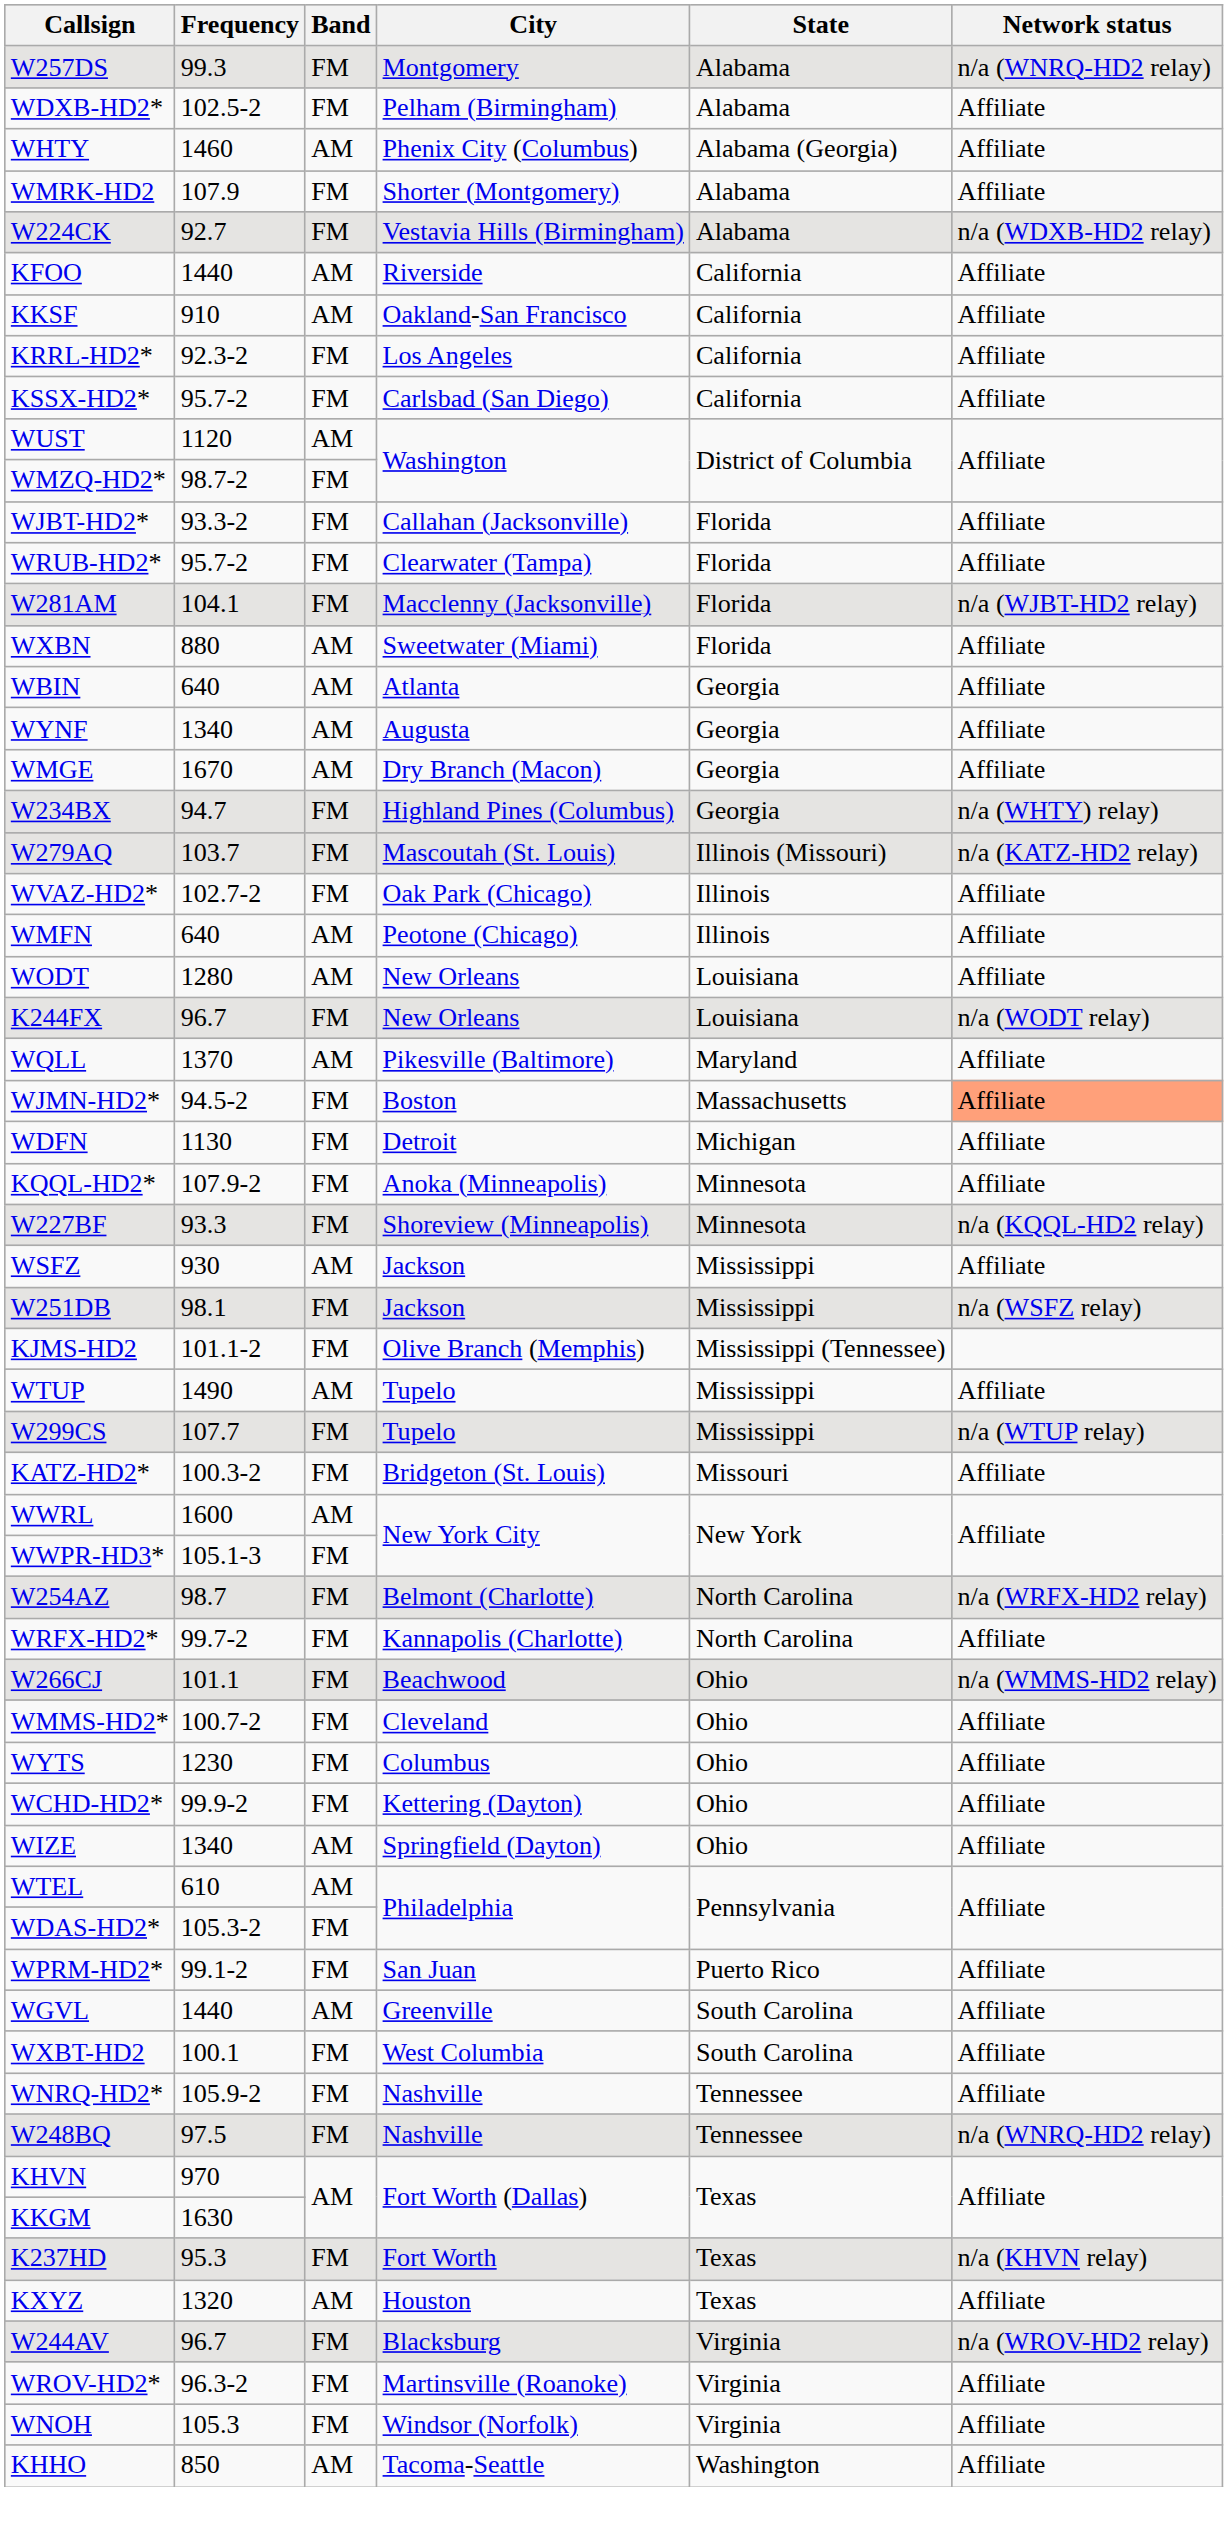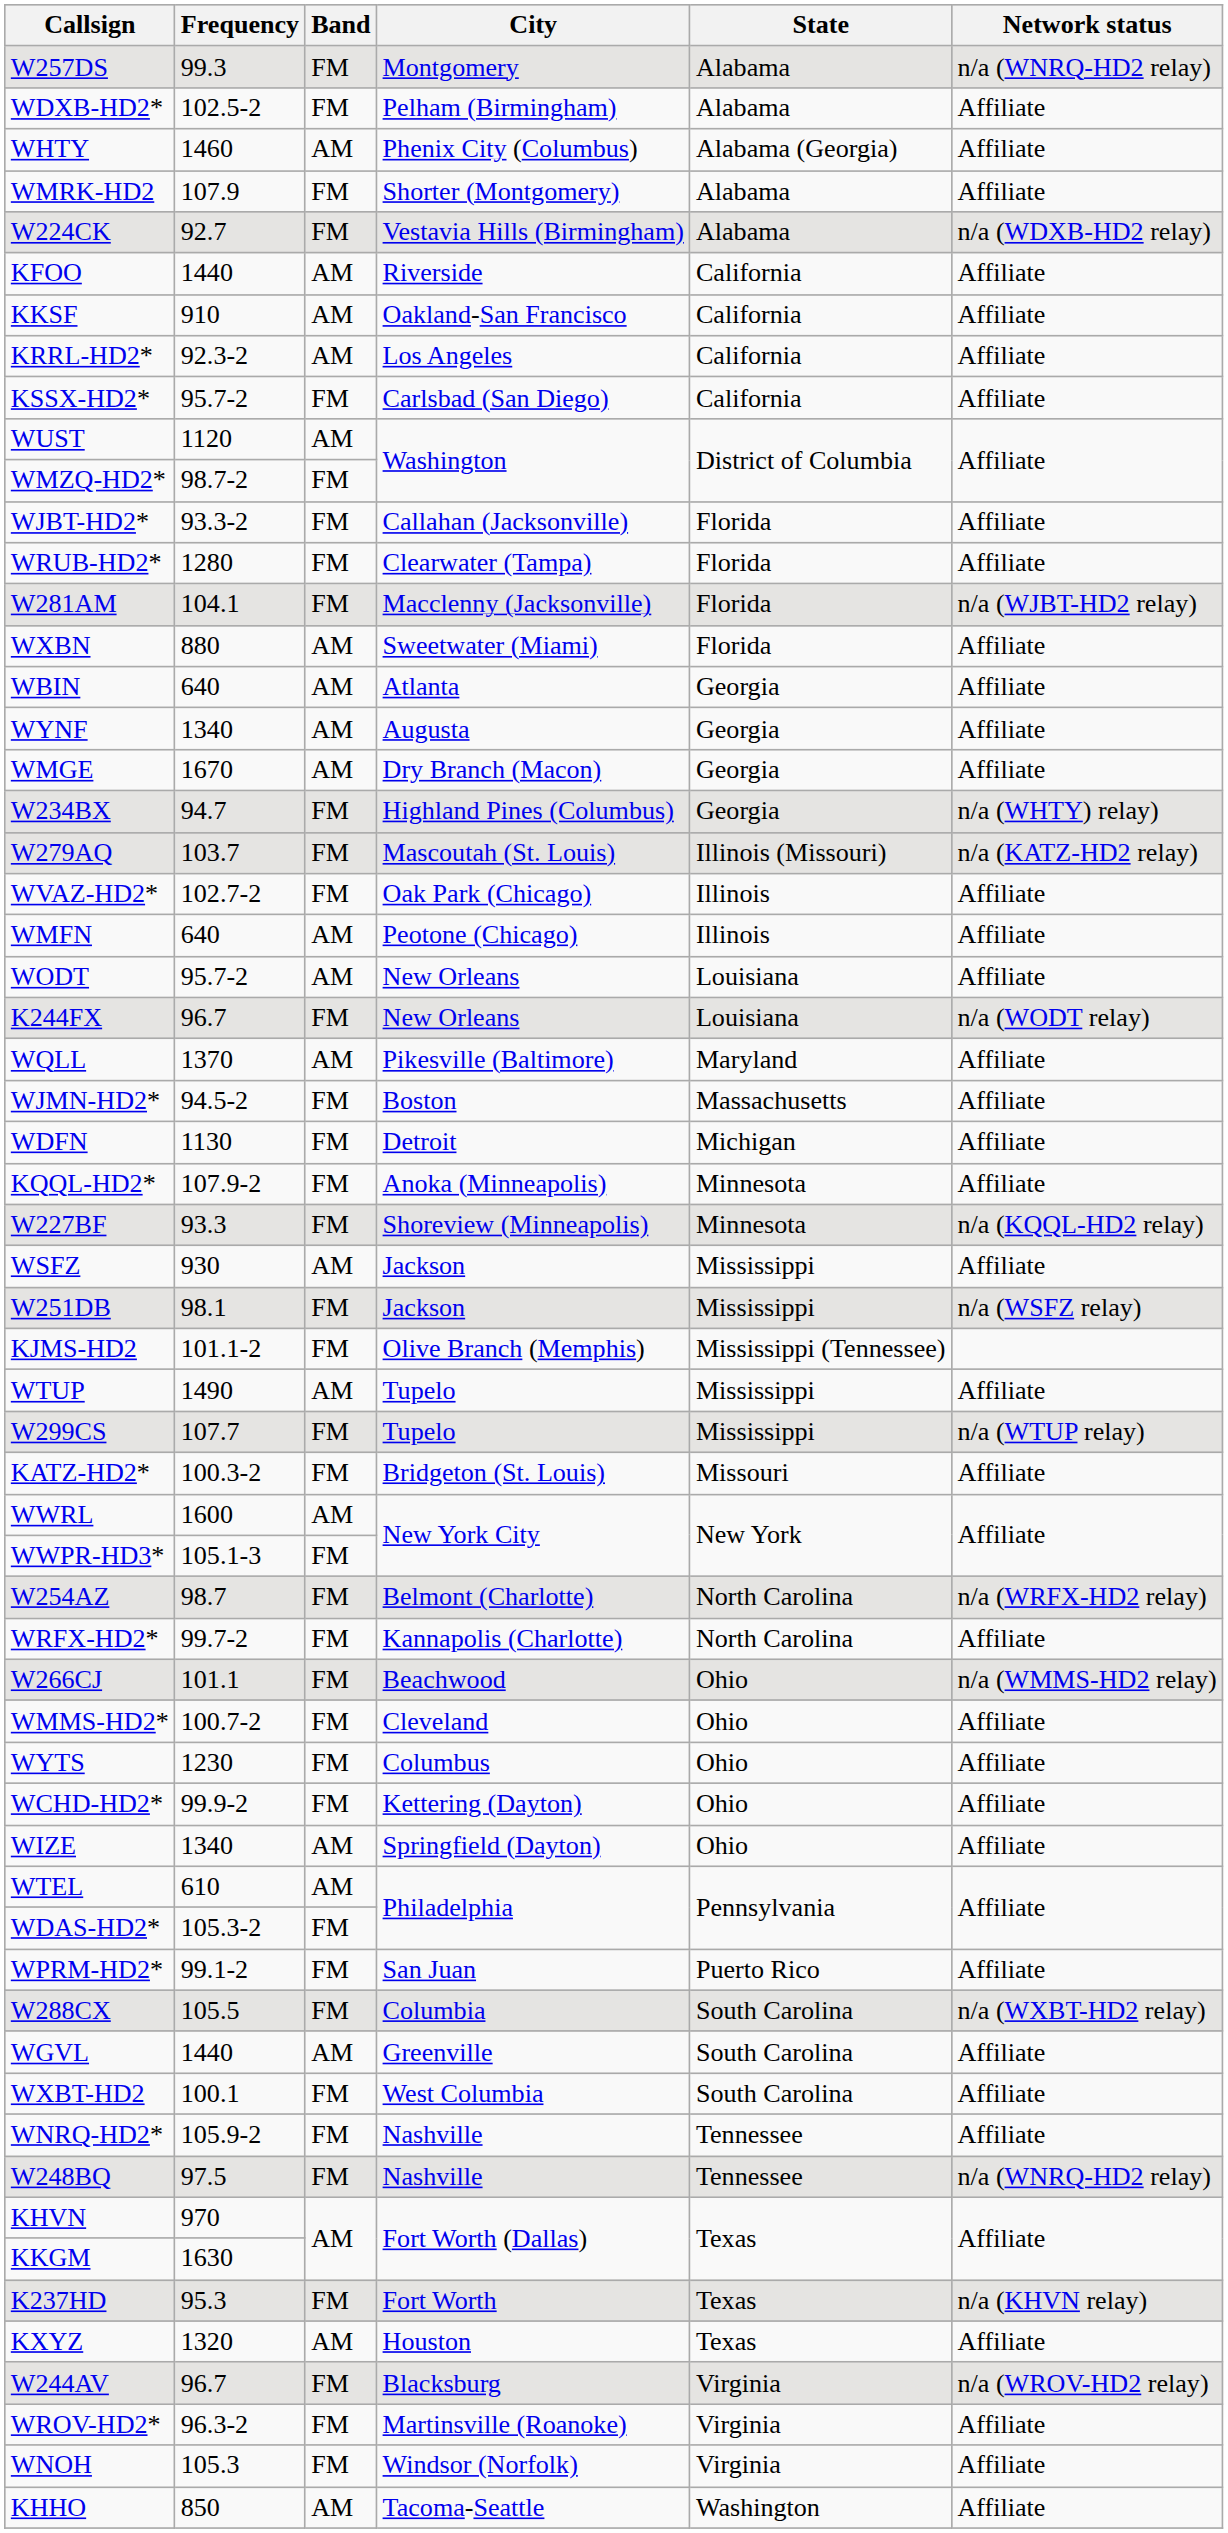(330, 356) FM -> (332, 356) AM
(214, 562) 95.7-2 -> (207, 562) 1280
(207, 976) 1280 -> (214, 976) 95.7-2
(1001, 1100) lightsalmon background -> (1001, 1100) no background
+ row: (61, 2010)
